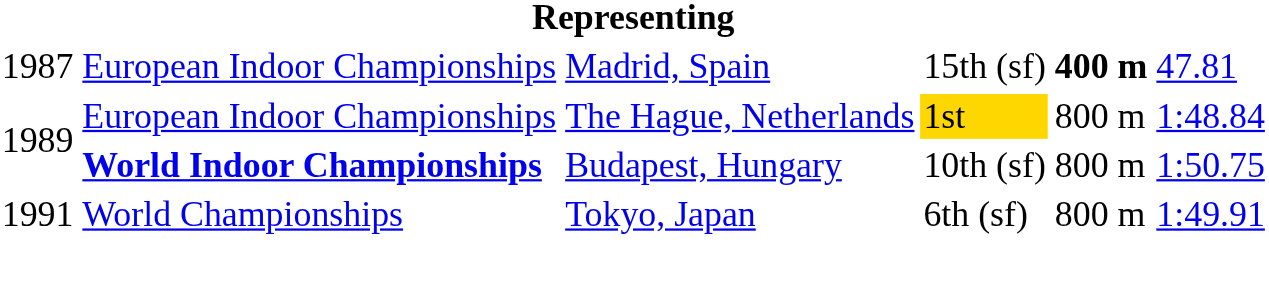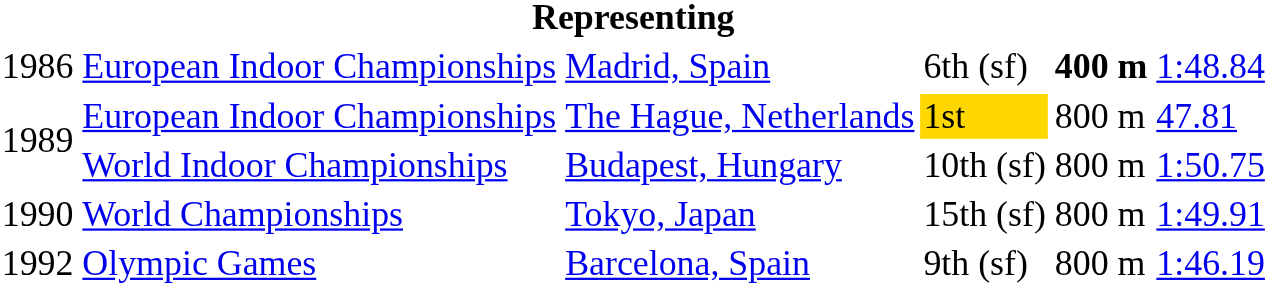(38, 66) 1987 -> (38, 66) 1986
(985, 66) 15th (sf) -> (976, 66) 6th (sf)
(1197, 66) 47.81 -> (1211, 66) 1:48.84
(1211, 115) 1:48.84 -> (1197, 115) 47.81
(312, 165) bold -> (295, 165) normal
(38, 214) 1991 -> (38, 214) 1990
(976, 214) 6th (sf) -> (985, 214) 15th (sf)
+ row: (688, 263)
